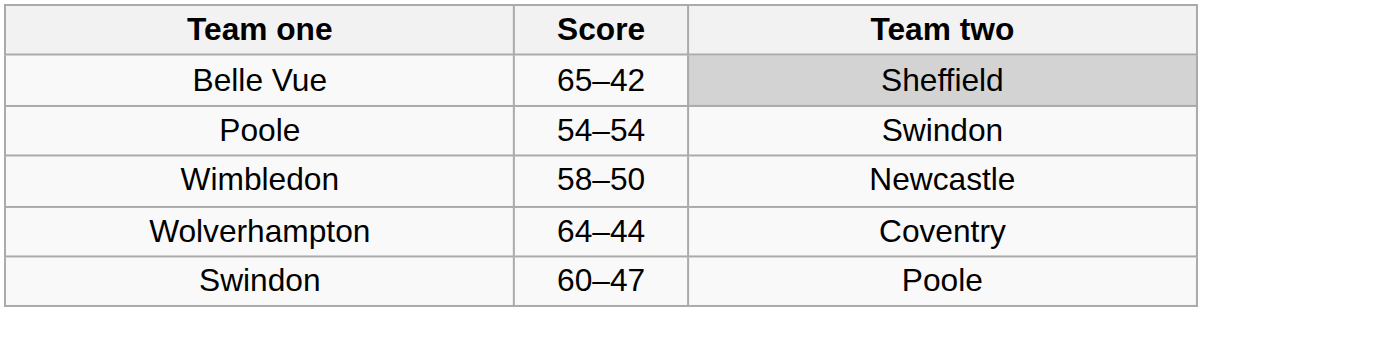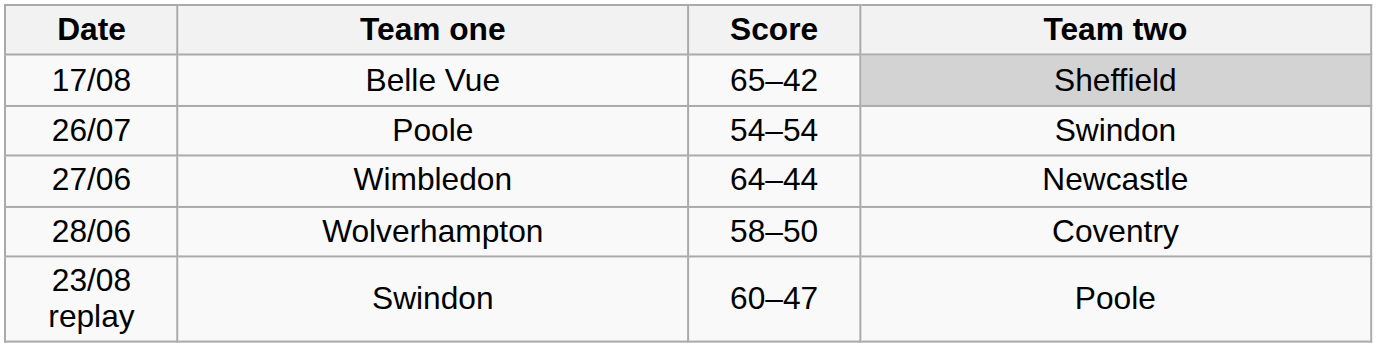+ column: (91, 29)
(601, 180) 58–50 -> (774, 180) 64–44
(601, 230) 64–44 -> (774, 230) 58–50
